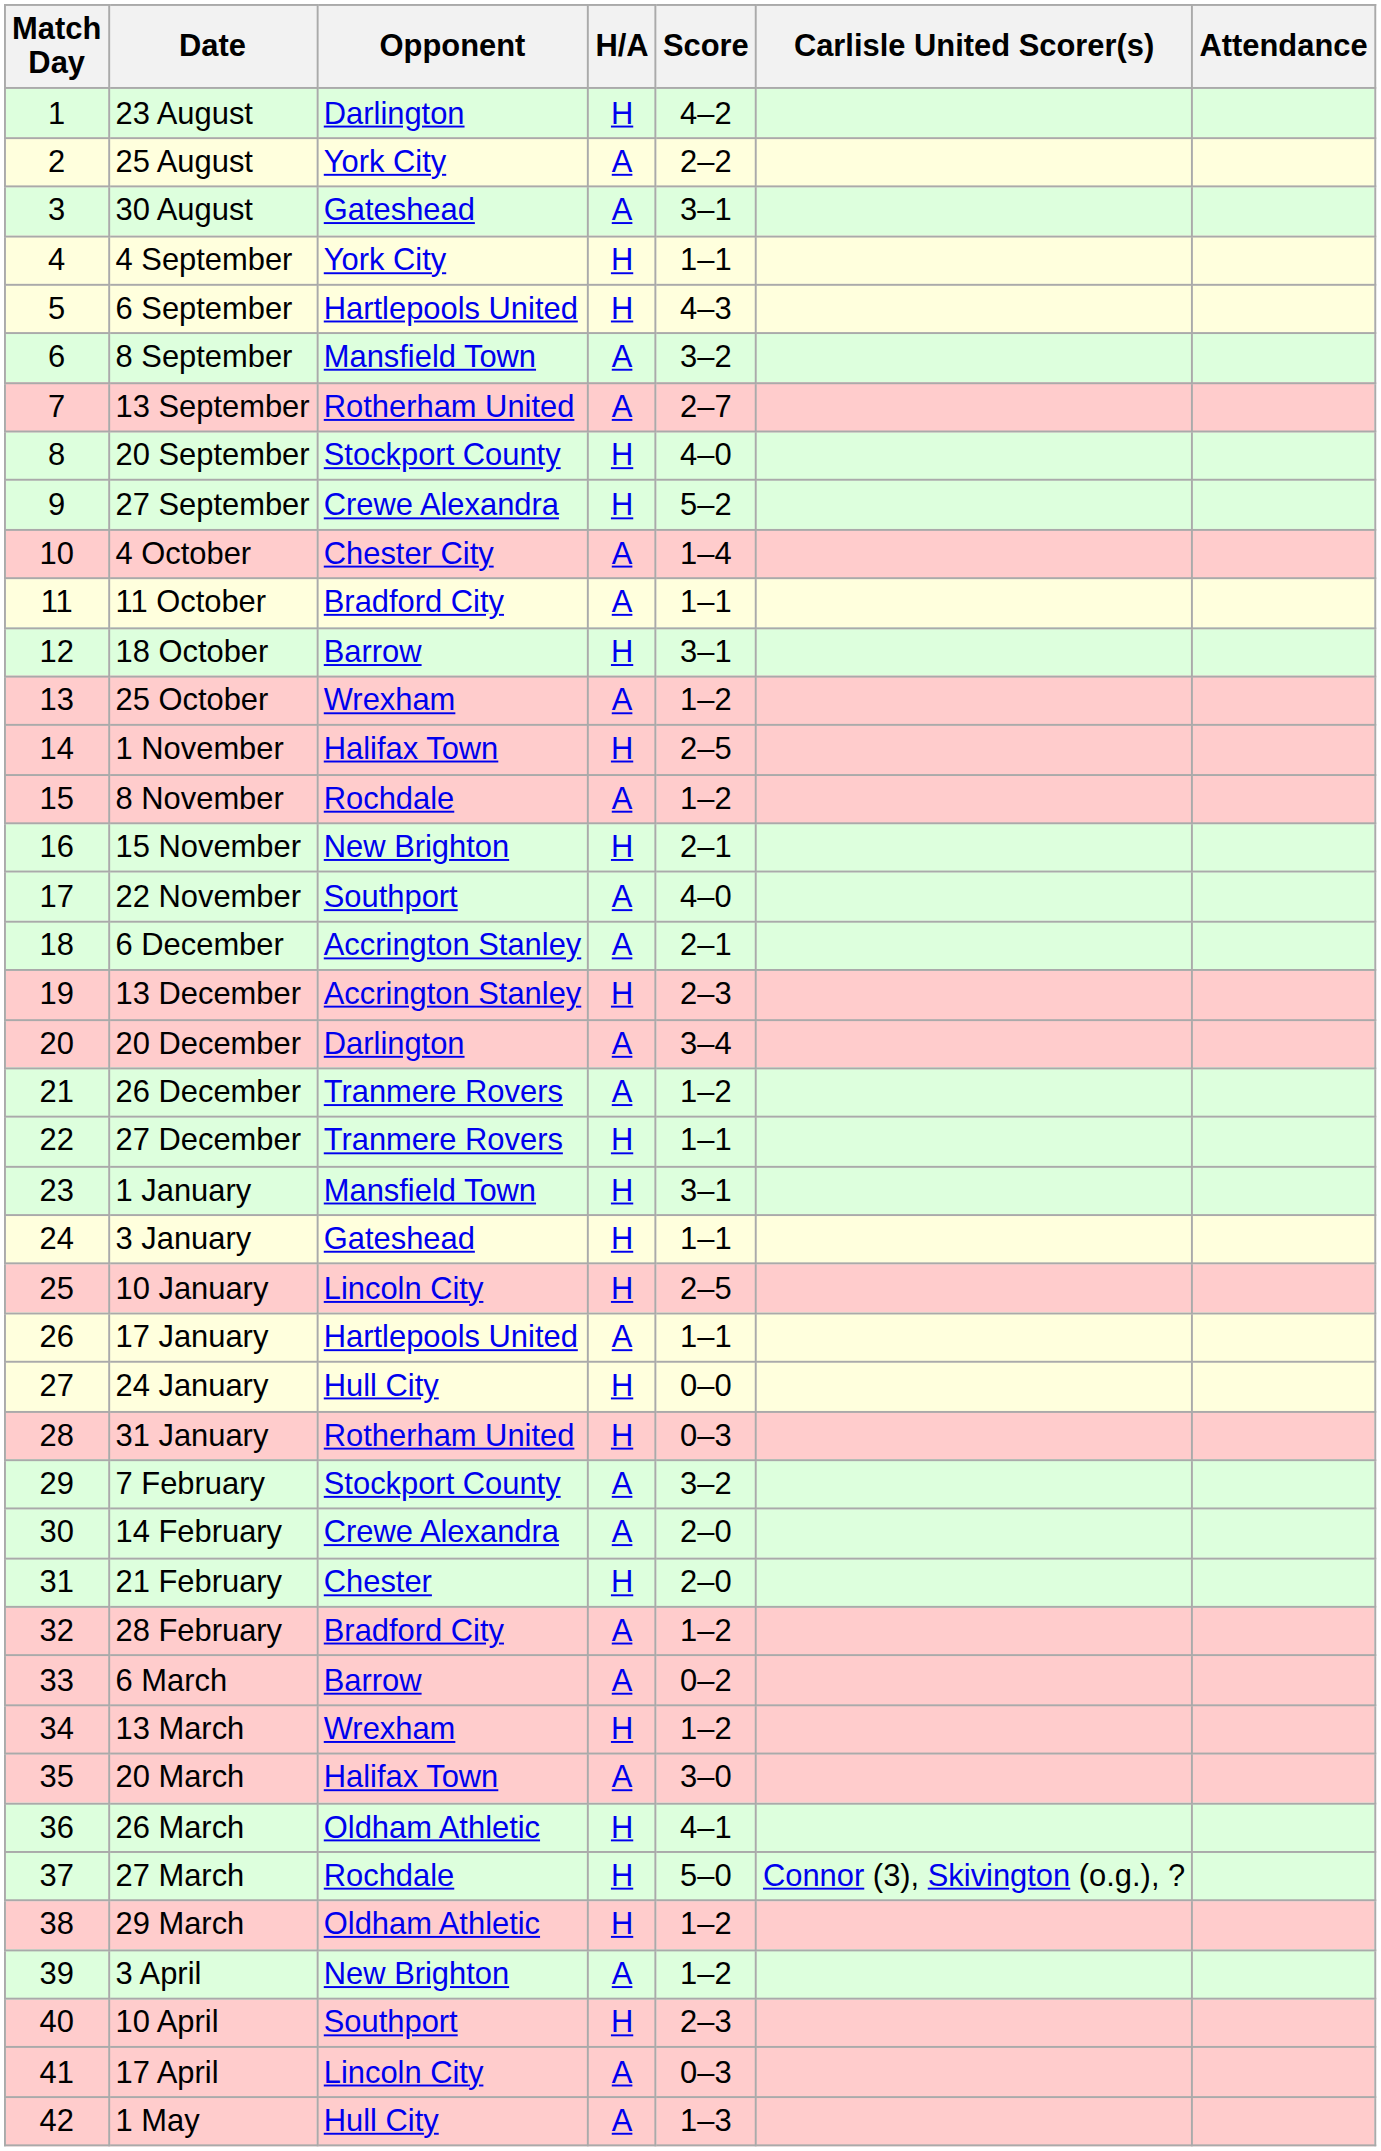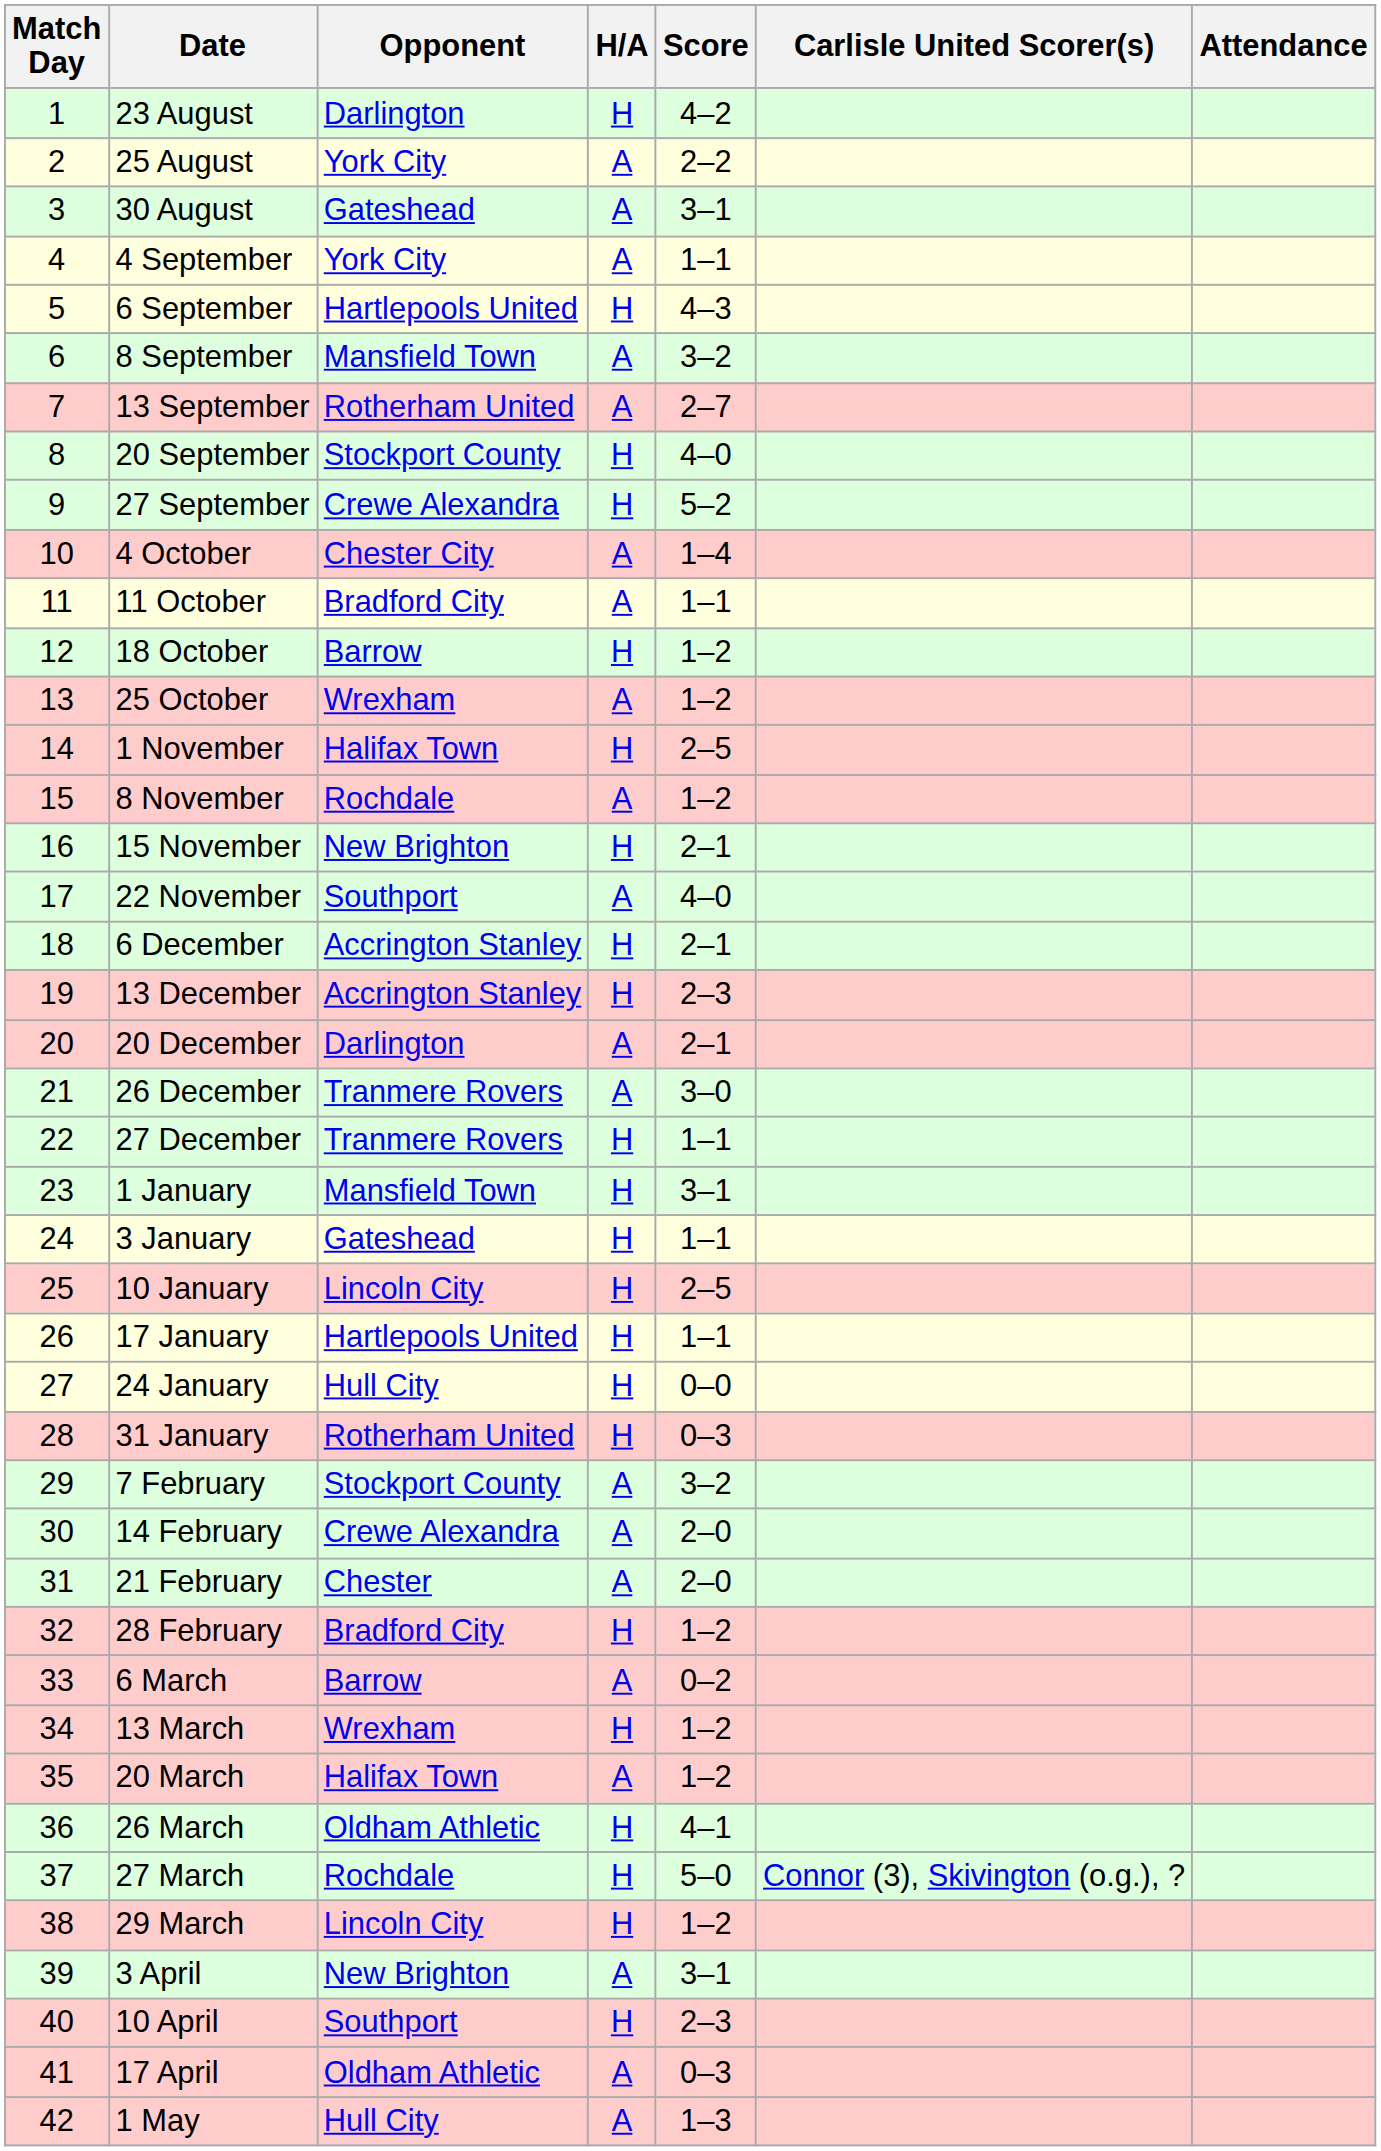(622, 259) H -> (622, 259) A
(706, 651) 3–1 -> (706, 651) 1–2
(622, 945) A -> (622, 945) H
(706, 1043) 3–4 -> (706, 1043) 2–1
(706, 1092) 1–2 -> (706, 1092) 3–0
(622, 1337) A -> (622, 1337) H
(622, 1581) H -> (622, 1581) A
(622, 1630) A -> (622, 1630) H
(706, 1777) 3–0 -> (706, 1777) 1–2
(432, 1924) Oldham Athletic -> (404, 1924) Lincoln City
(706, 1973) 1–2 -> (706, 1973) 3–1
(404, 2071) Lincoln City -> (432, 2071) Oldham Athletic
